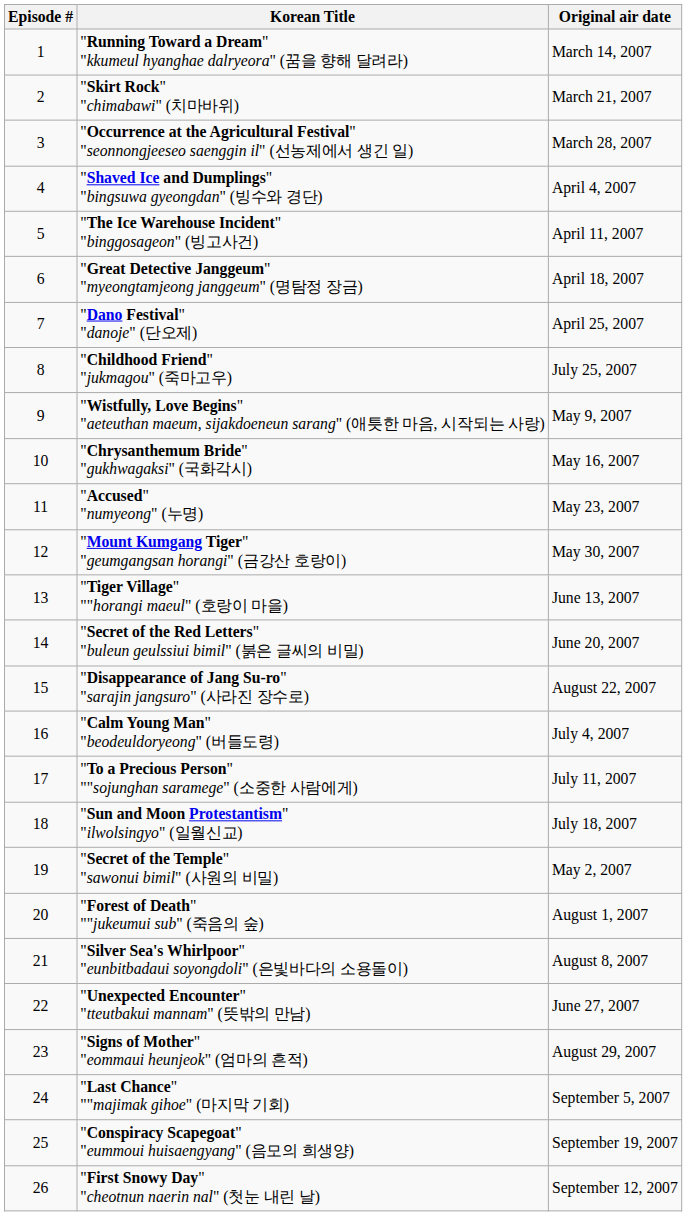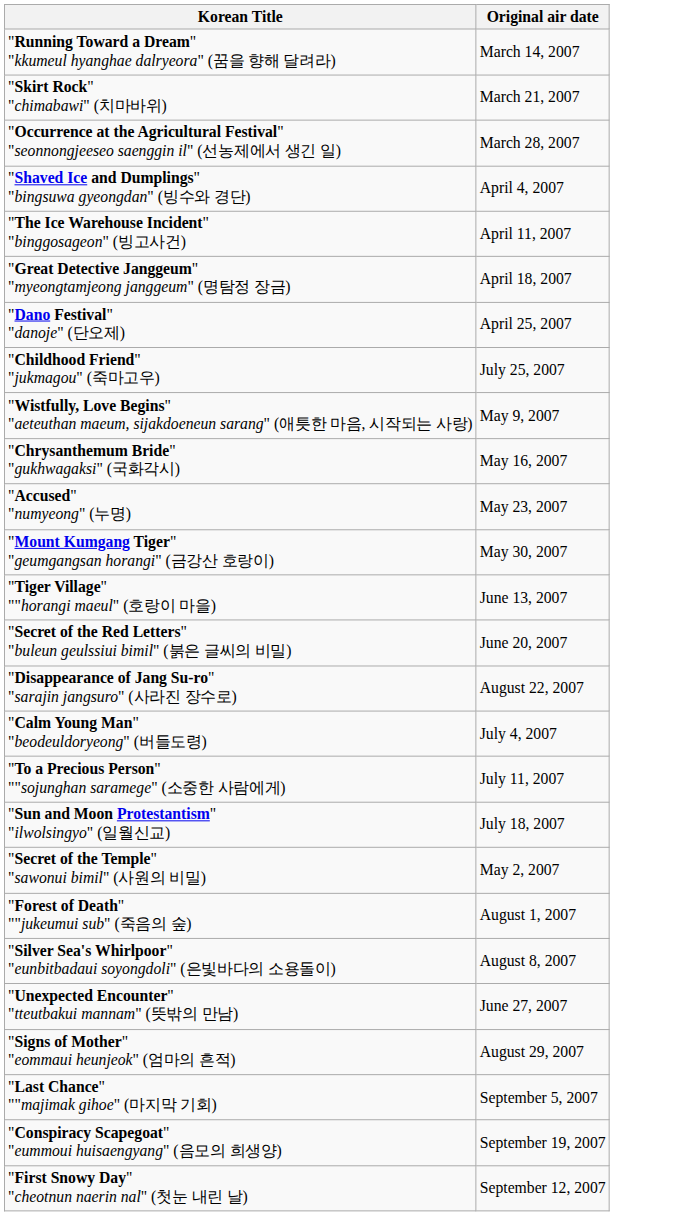- column: (41, 16)
